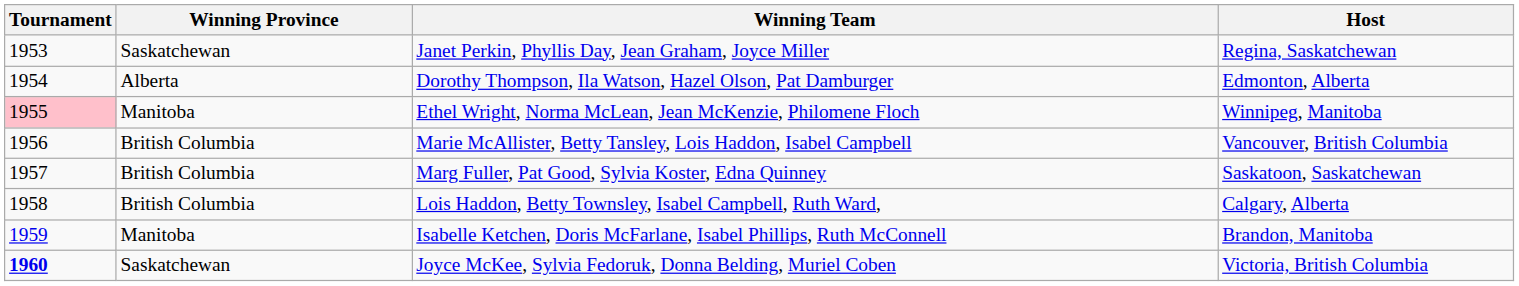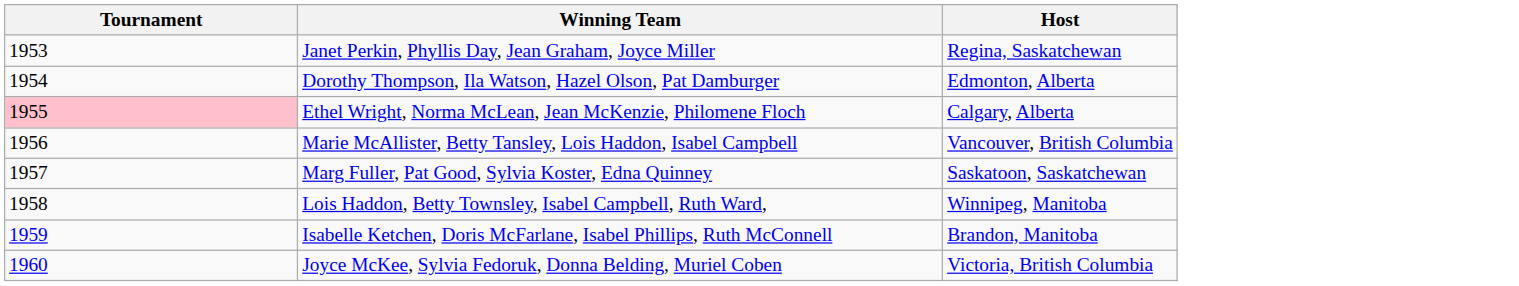- column: (264, 19)
(1302, 111) Winnipeg, Manitoba -> (1011, 111) Calgary, Alberta
(1286, 204) Calgary, Alberta -> (1027, 204) Winnipeg, Manitoba
(28, 265) bold -> (28, 265) normal
